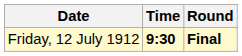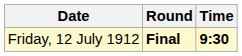columns swapped: (163, 16) <-> (210, 16)
